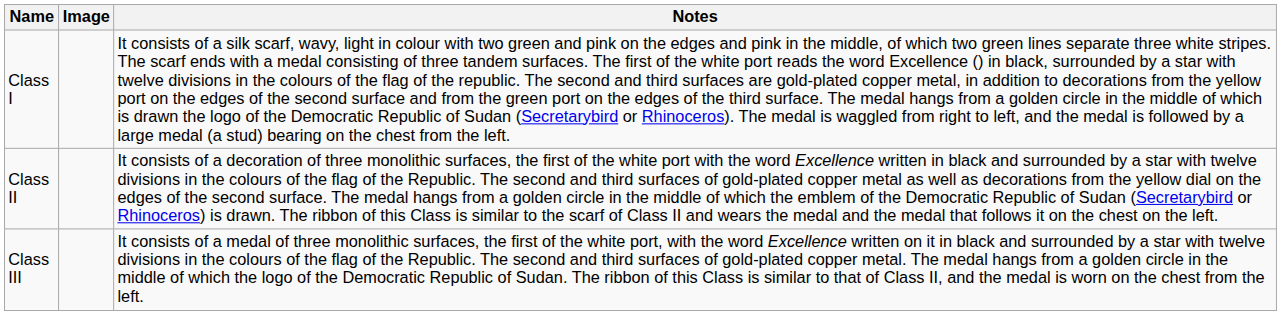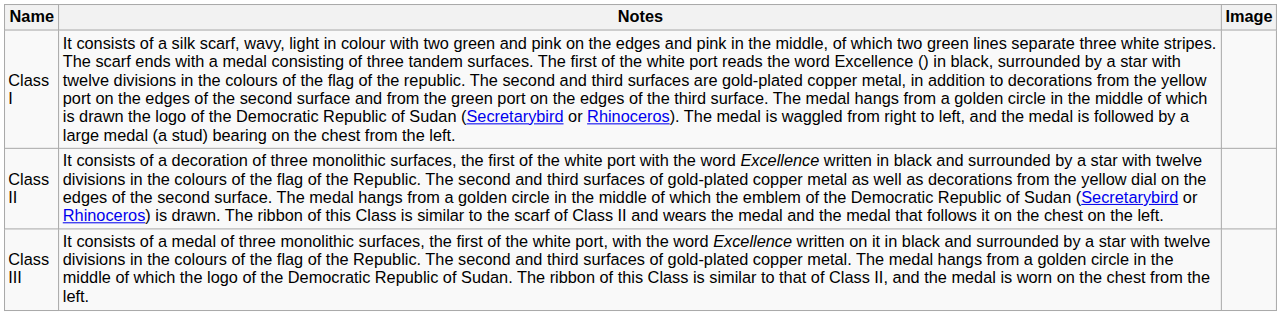columns swapped: (86, 17) <-> (695, 17)
